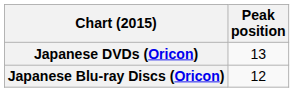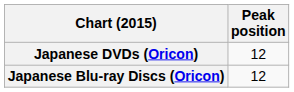(258, 53) 13 -> (258, 53) 12
